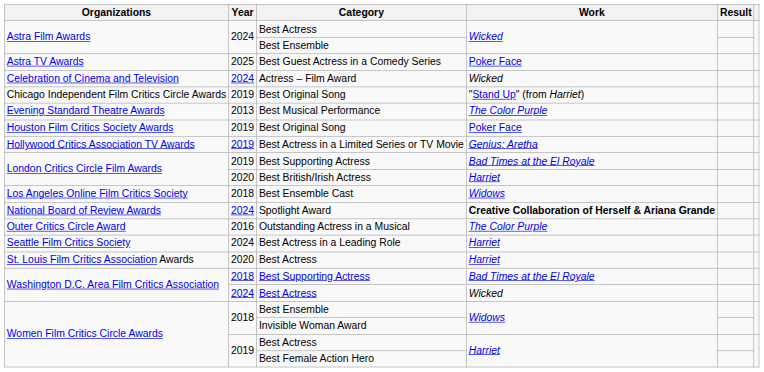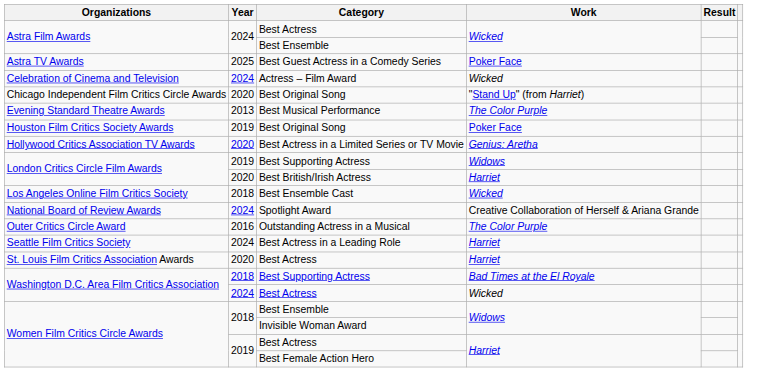(243, 95) 2019 -> (243, 95) 2020
(243, 144) 2019 -> (243, 144) 2020
(532, 161) Bad Times at the El Royale -> (487, 161) Widows
(487, 194) Widows -> (486, 194) Wicked
(592, 210) bold -> (584, 210) normal
